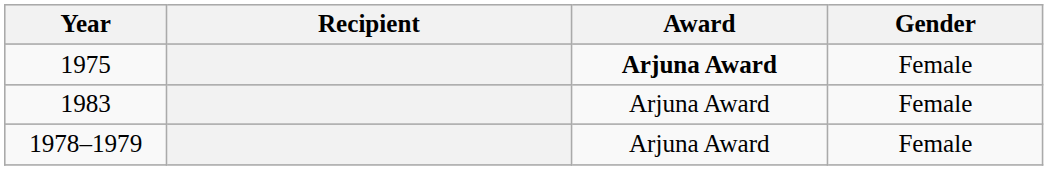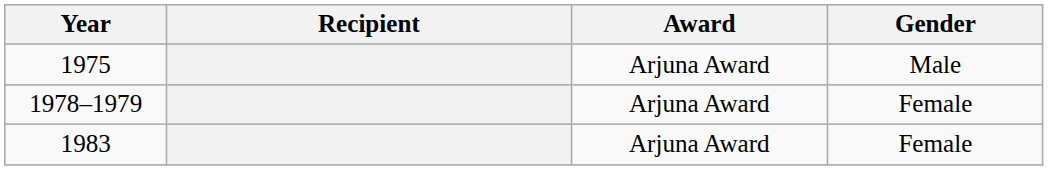(699, 64) bold -> (699, 64) normal
(935, 64) Female -> (935, 64) Male
rows swapped: (86, 143) <-> (86, 104)
